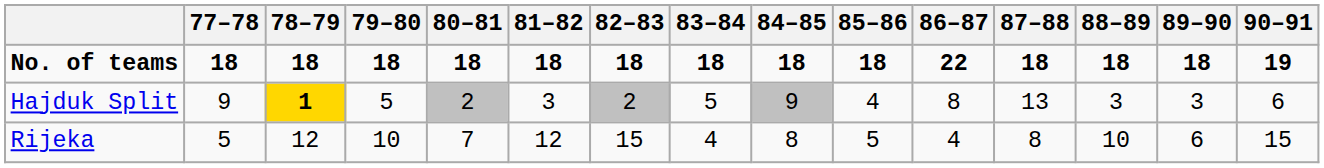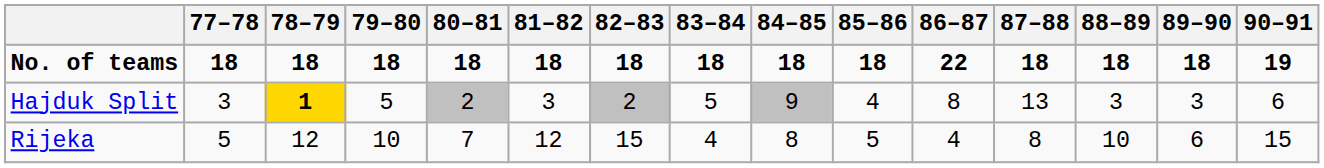(224, 102) 9 -> (224, 102) 3
